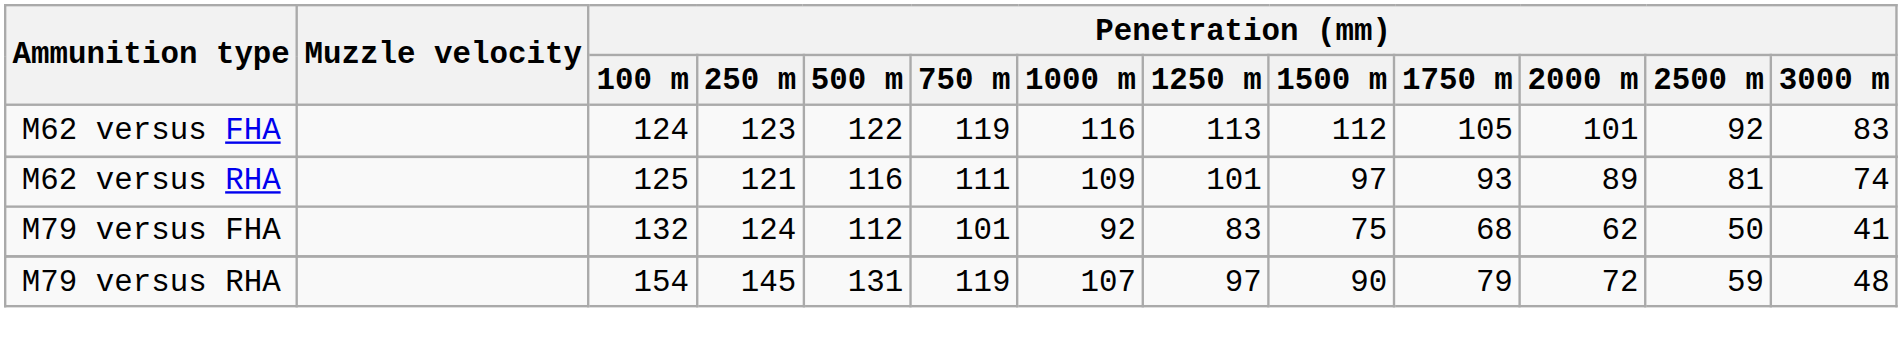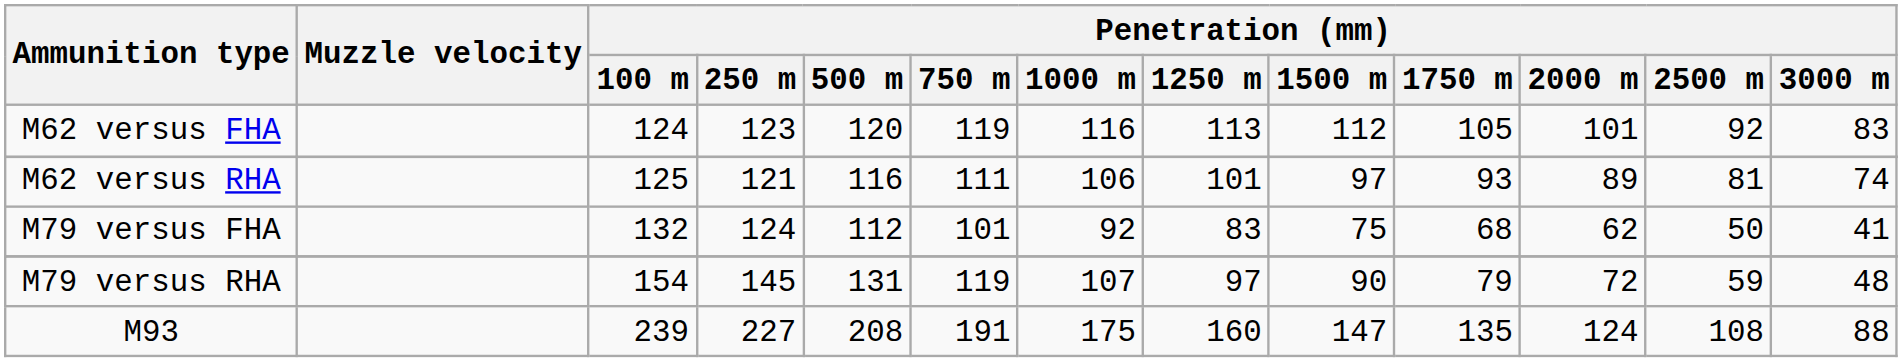(876, 131) 122 -> (876, 131) 120
(1108, 181) 109 -> (1108, 181) 106
+ row: (151, 332)
